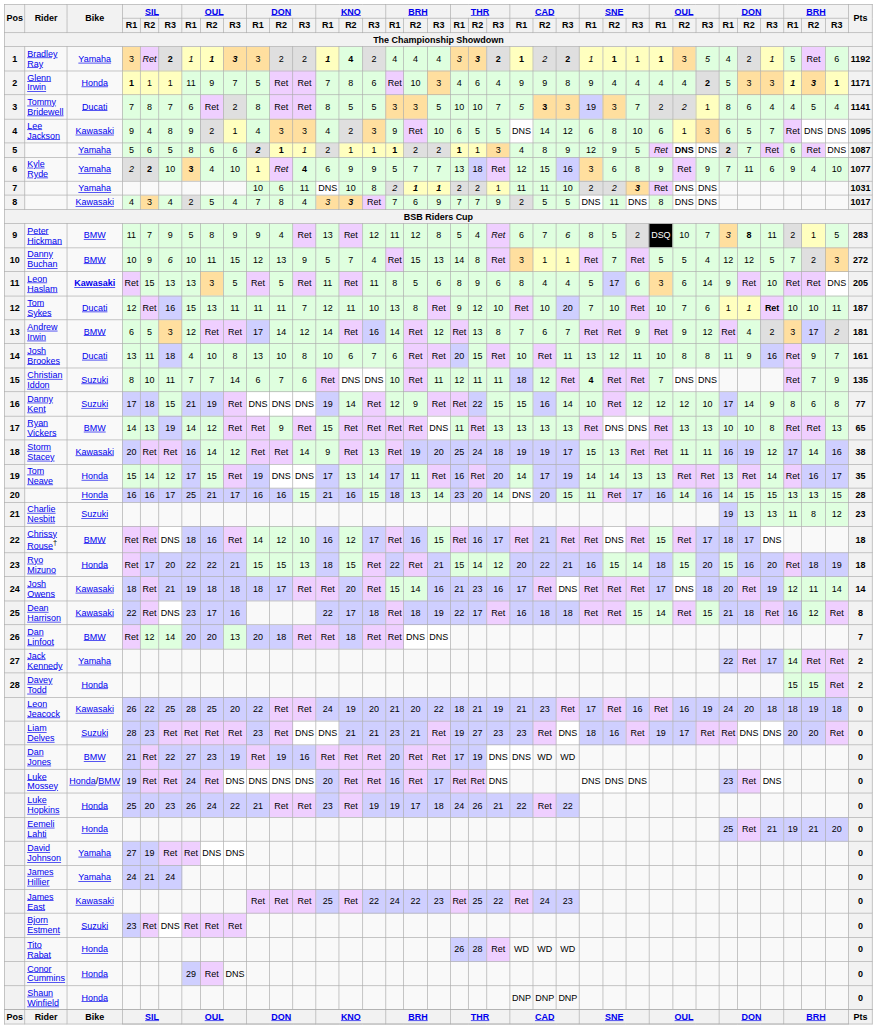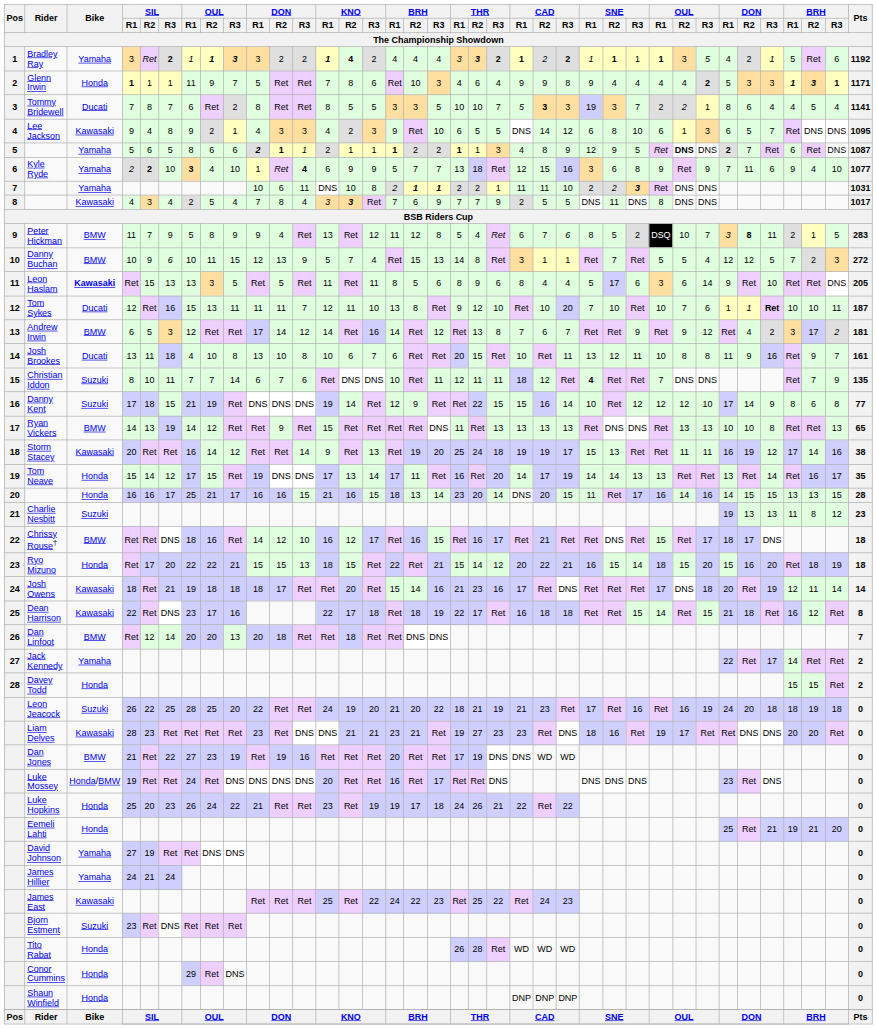(95, 709) Kawasaki -> (95, 709) Suzuki
(95, 733) Suzuki -> (95, 733) Kawasaki
